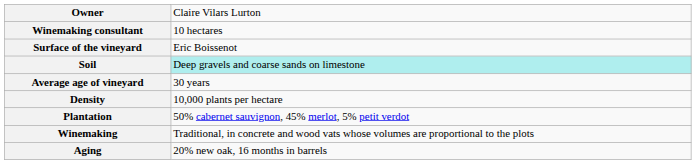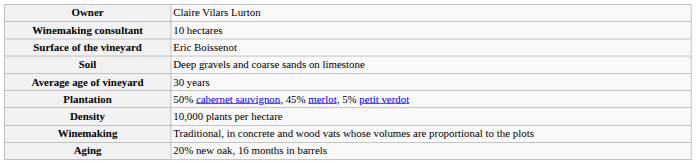(269, 64) paleturquoise background -> (269, 64) no background
rows swapped: (88, 99) <-> (88, 116)
